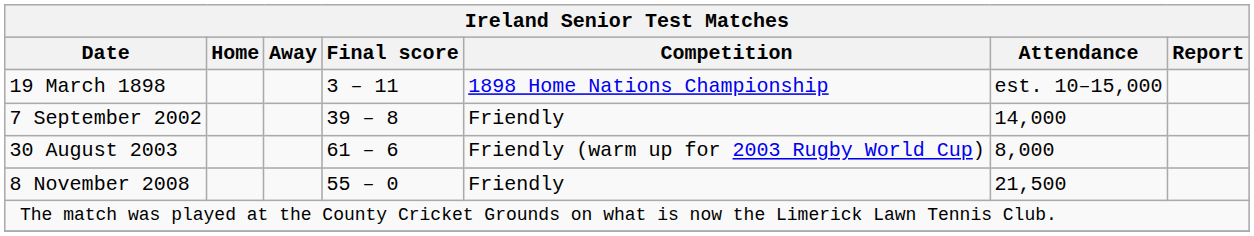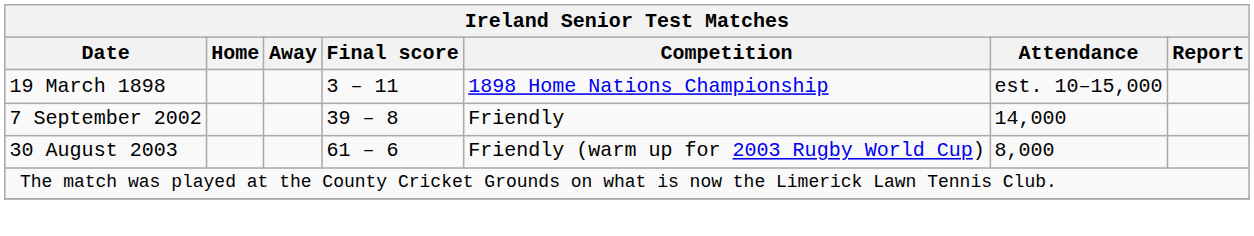- row: (100, 184)
